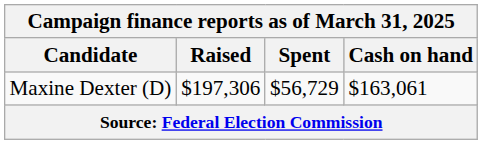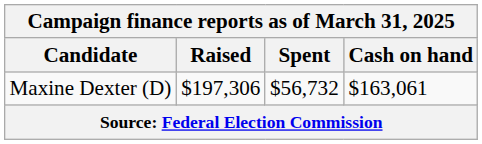(304, 88) $56,729 -> (304, 88) $56,732
